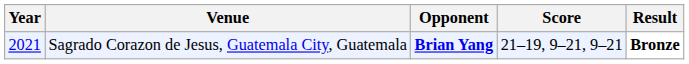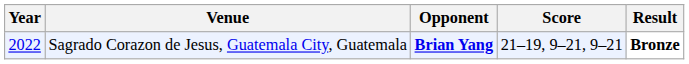(25, 45) 2021 -> (25, 45) 2022
